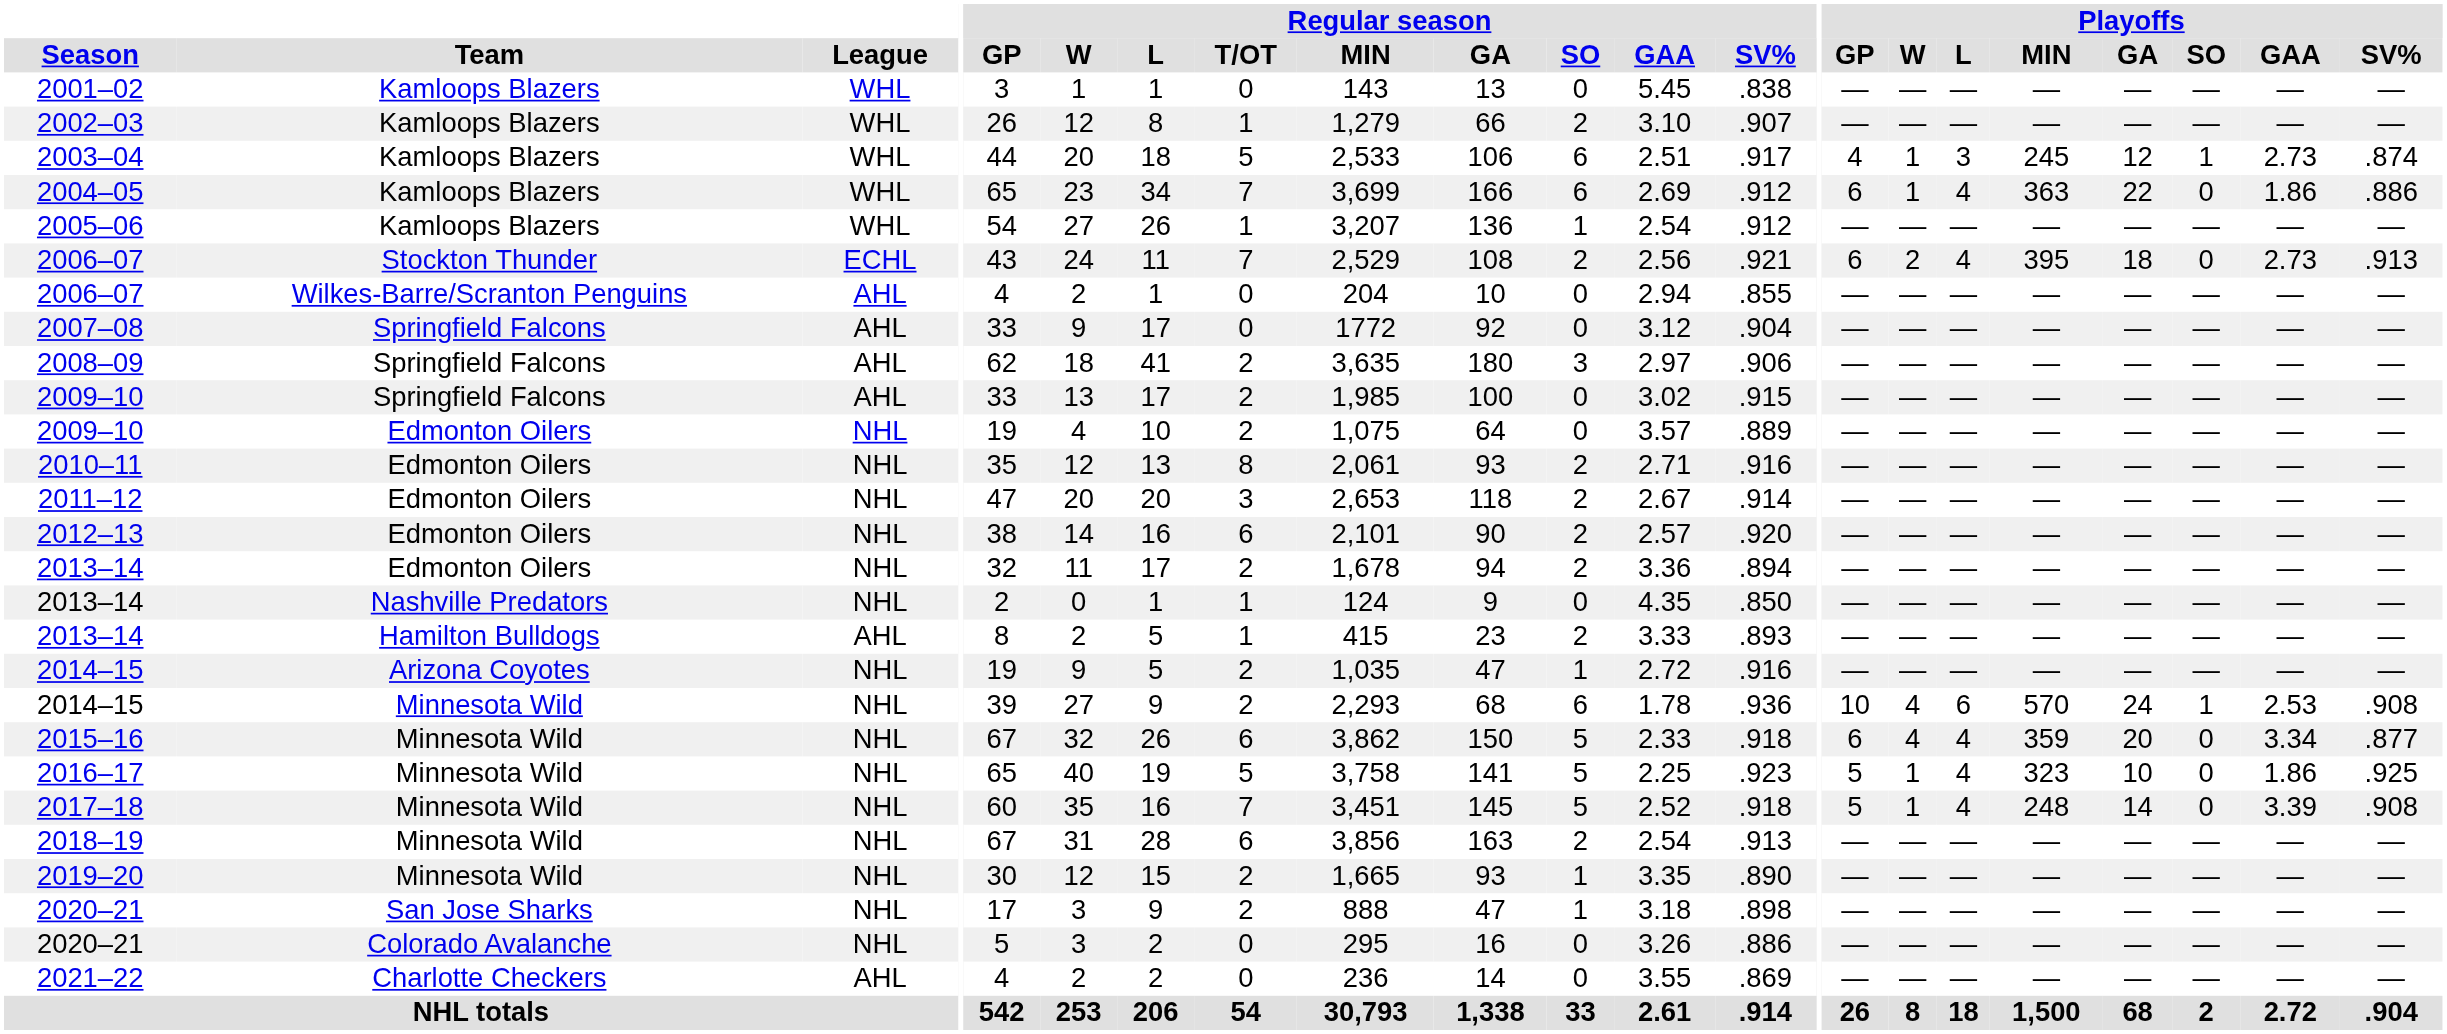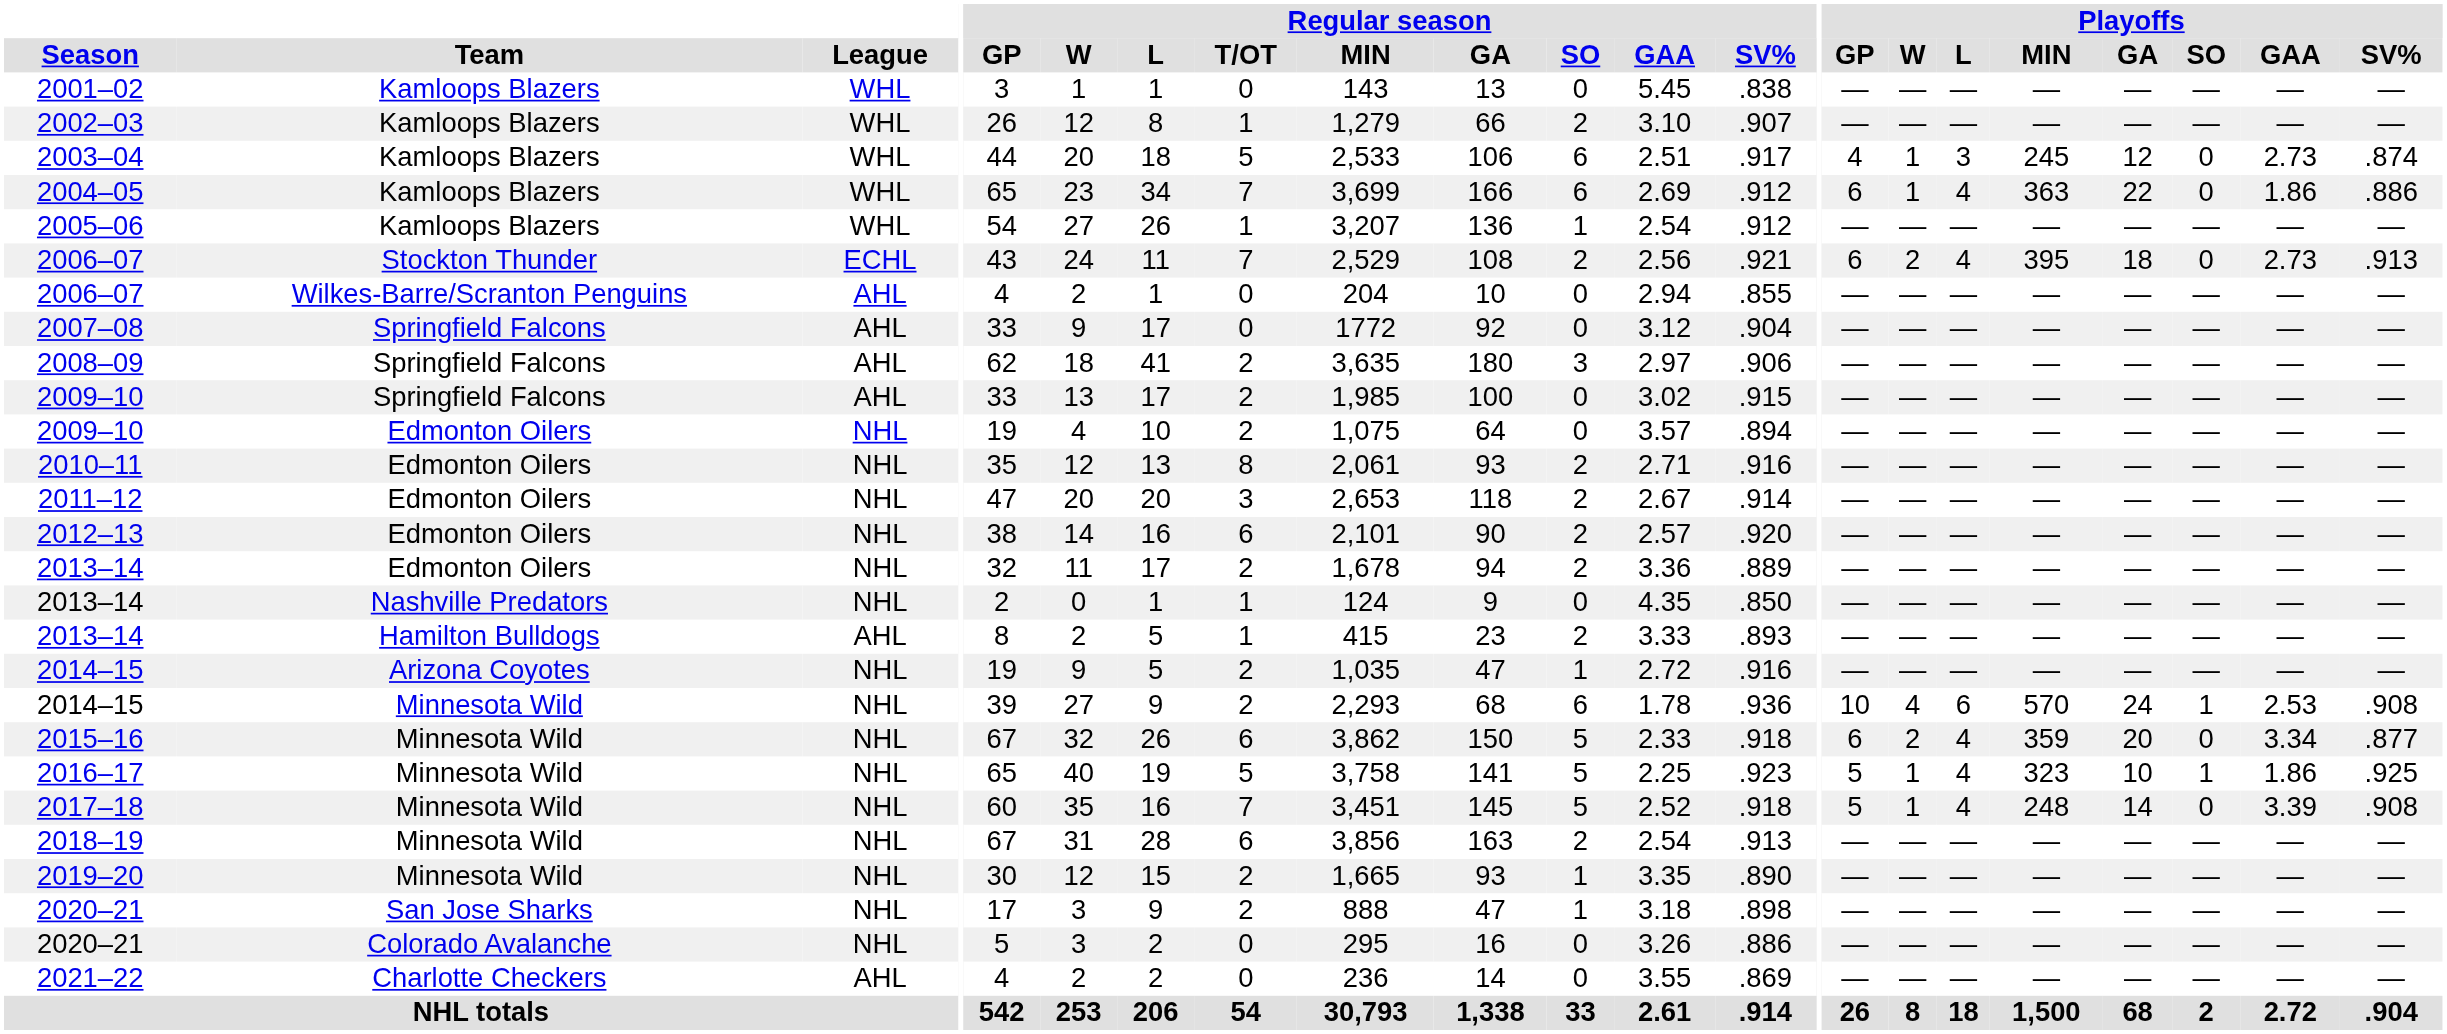(2206, 157) 1 -> (2206, 157) 0
(1765, 431) .889 -> (1765, 431) .894
(1765, 567) .894 -> (1765, 567) .889
(1913, 738) 4 -> (1913, 738) 2
(2206, 773) 0 -> (2206, 773) 1
